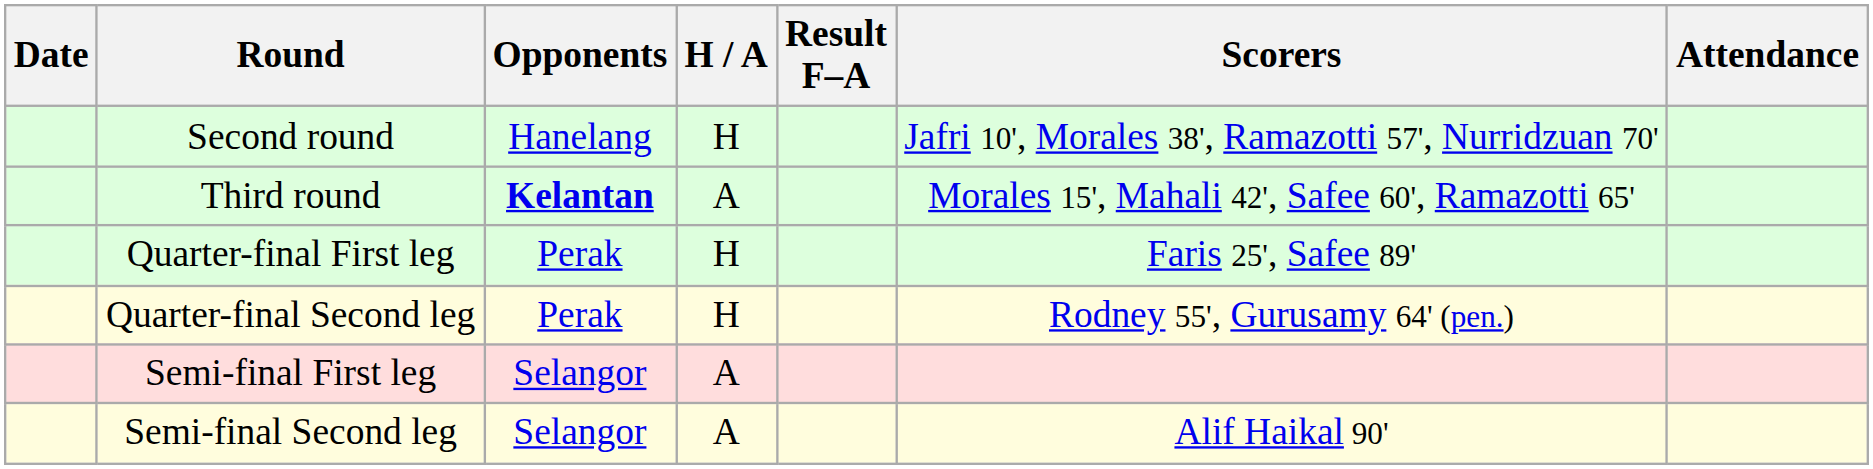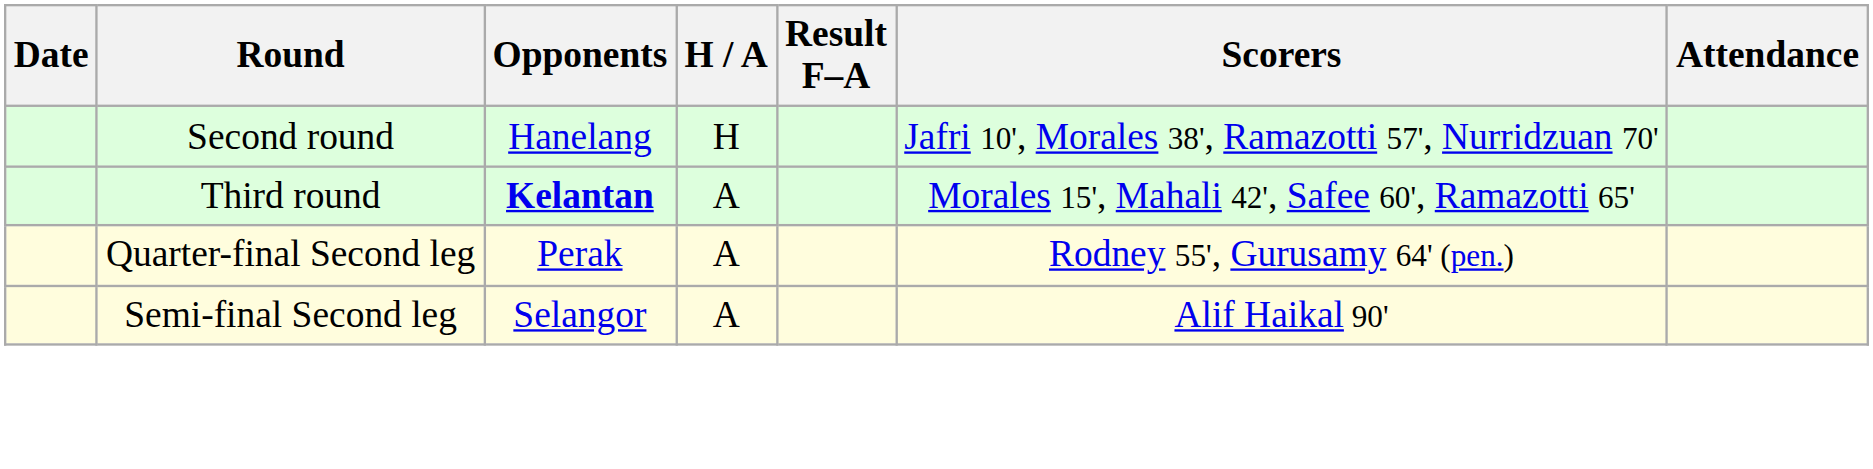- row: (291, 254)
(726, 313) H -> (726, 254) A
- row: (291, 373)
